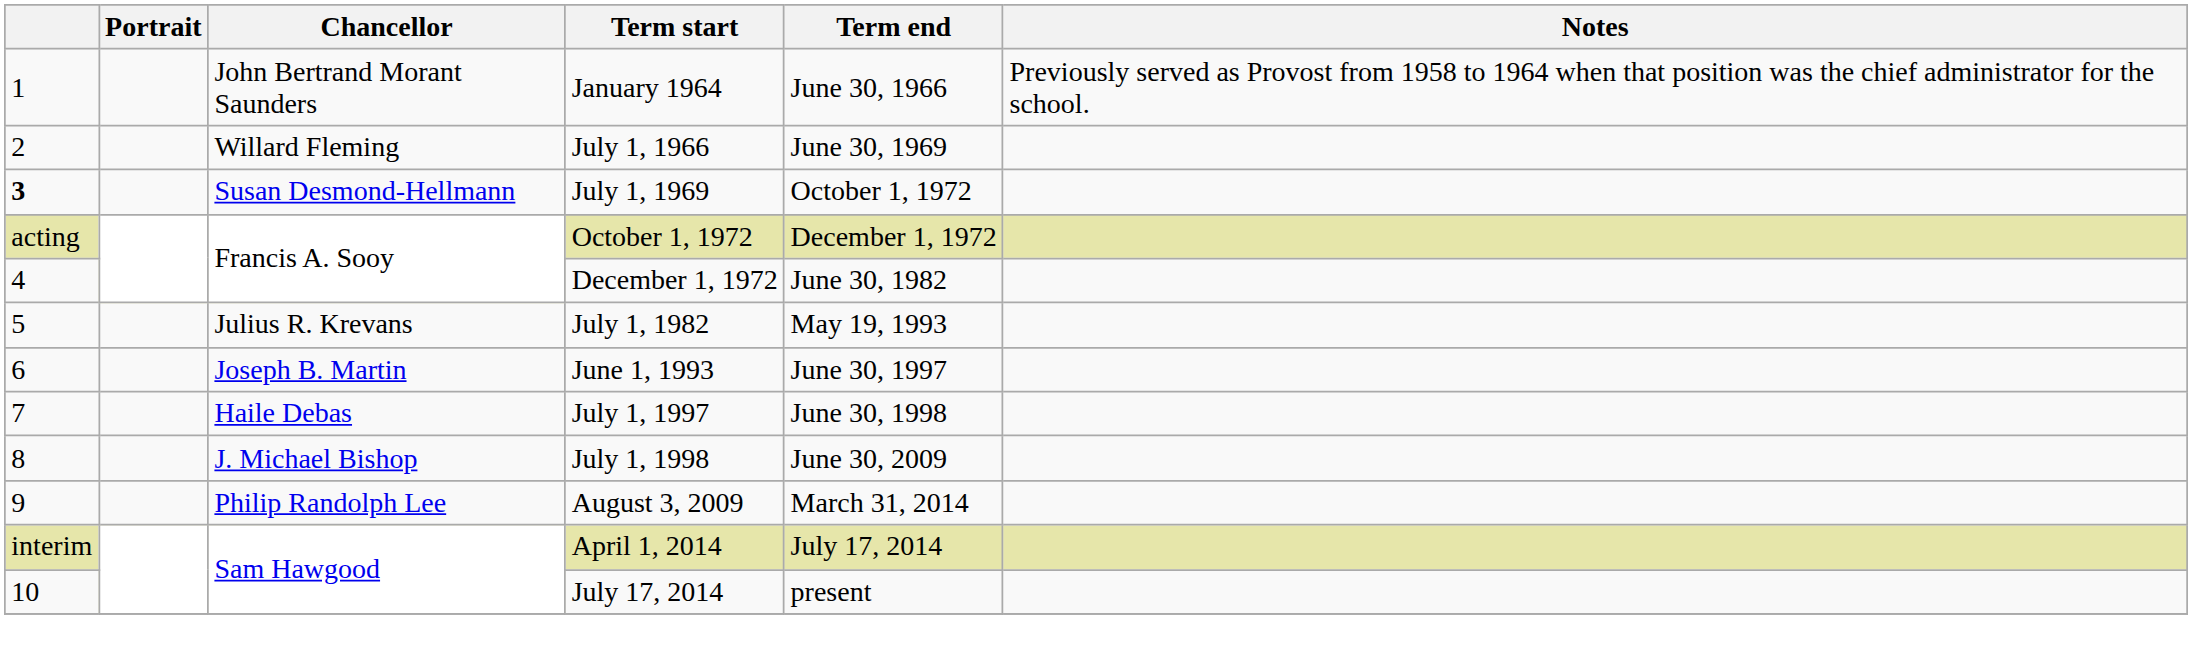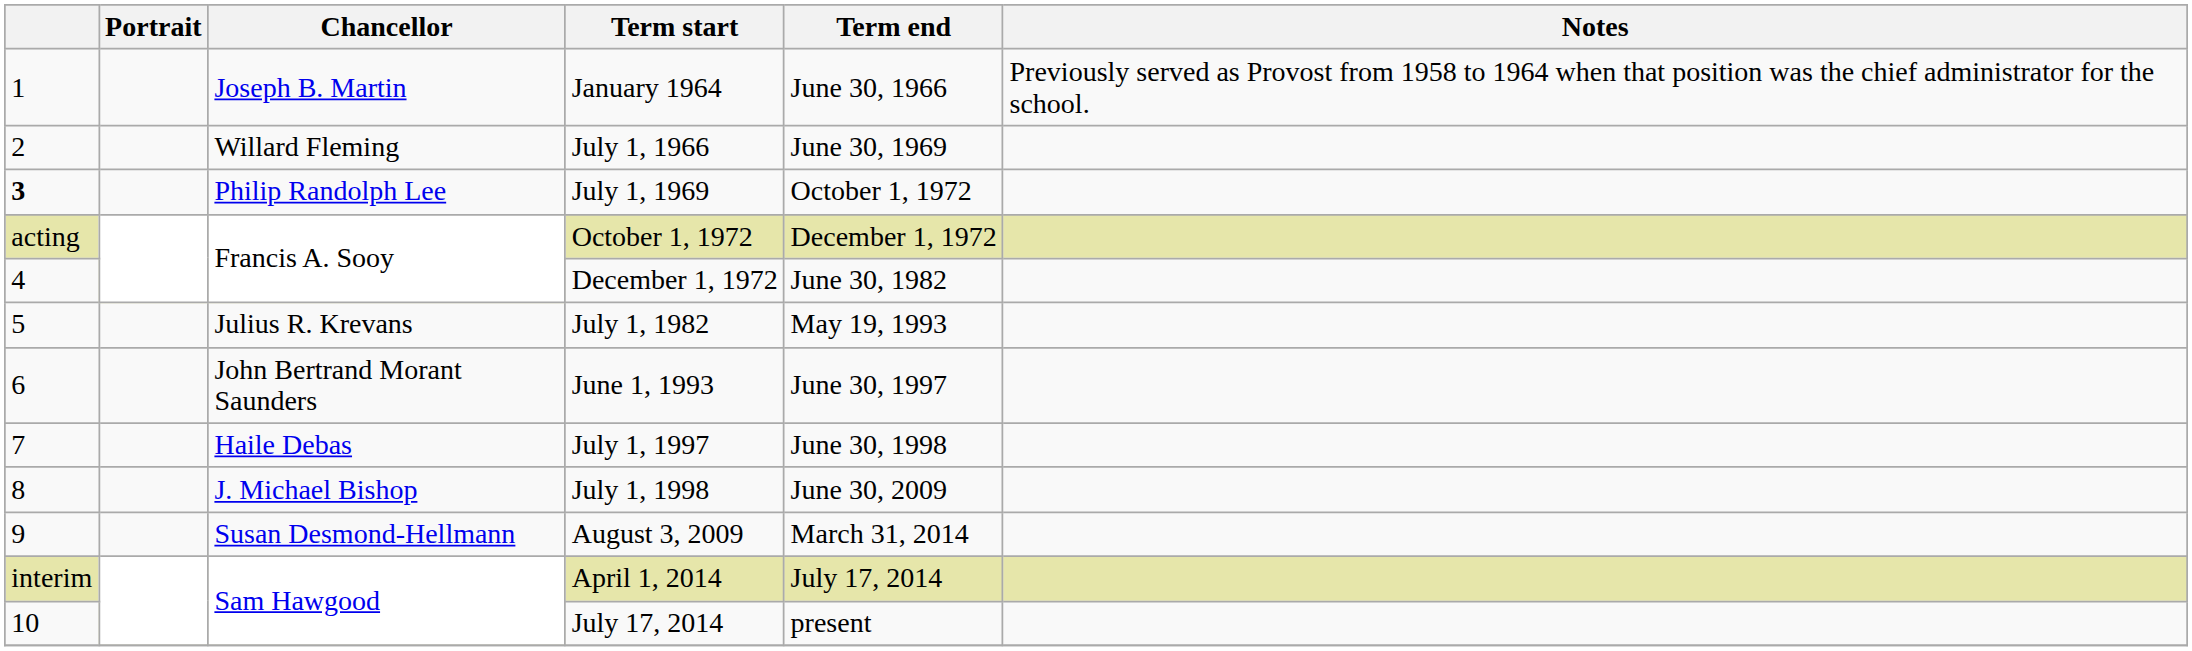(338, 86) John Bertrand Morant Saunders -> (310, 86) Joseph B. Martin
(365, 191) Susan Desmond-Hellmann -> (330, 191) Philip Randolph Lee
(310, 369) Joseph B. Martin -> (338, 384) John Bertrand Morant Saunders
(330, 502) Philip Randolph Lee -> (365, 533) Susan Desmond-Hellmann
